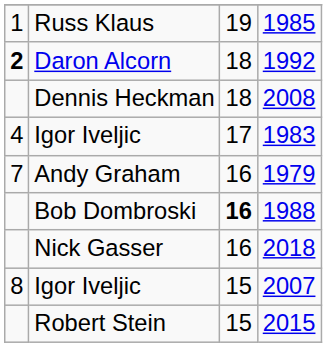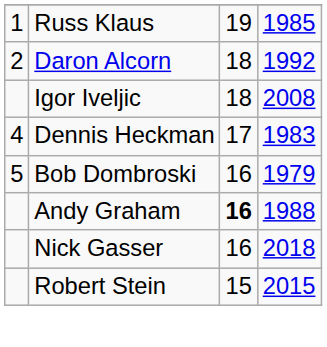(17, 60) bold -> (17, 60) normal
(124, 98) Dennis Heckman -> (88, 98) Igor Iveljic
(88, 135) Igor Iveljic -> (124, 135) Dennis Heckman
(17, 173) 7 -> (17, 173) 5
(107, 173) Andy Graham -> (115, 173) Bob Dombroski
(115, 211) Bob Dombroski -> (107, 211) Andy Graham
- row: (289, 286)
